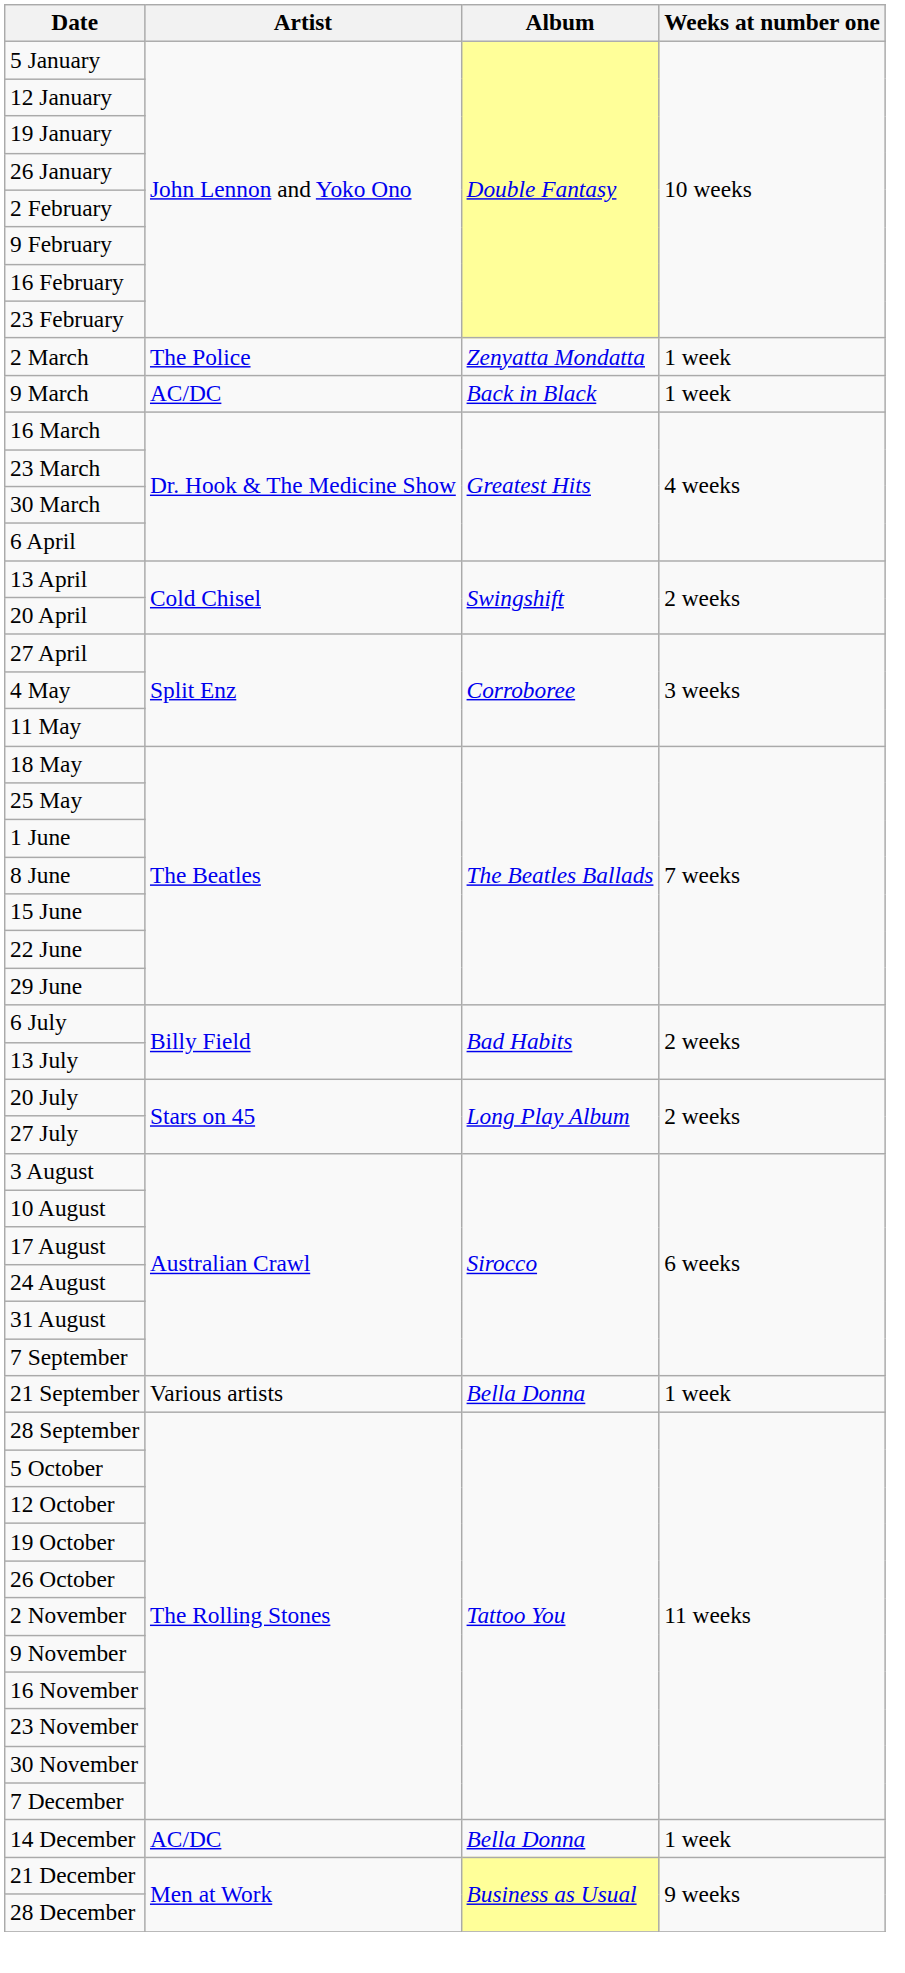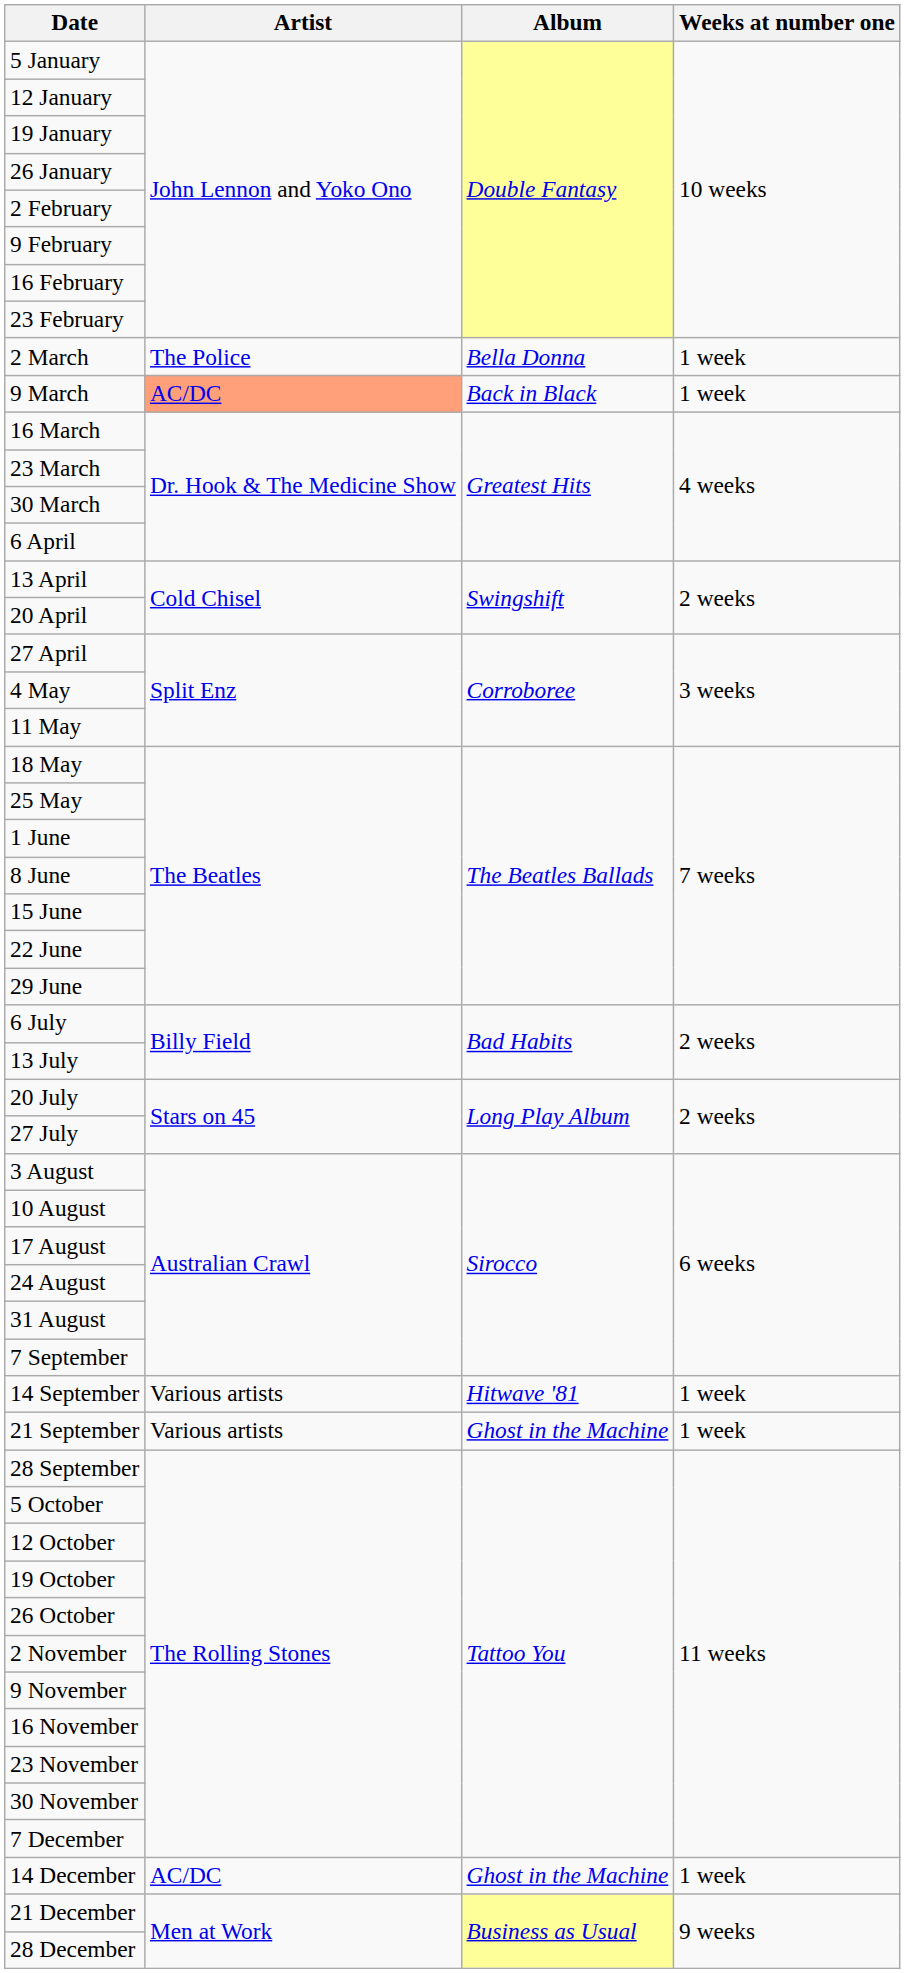(556, 356) Zenyatta Mondatta -> (526, 356) Bella Donna
(186, 393) no background -> (186, 393) lightsalmon background
+ row: (75, 1393)
(526, 1393) Bella Donna -> (567, 1430) Ghost in the Machine
(526, 1838) Bella Donna -> (567, 1875) Ghost in the Machine
